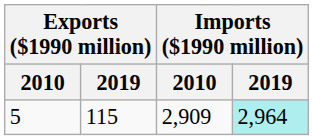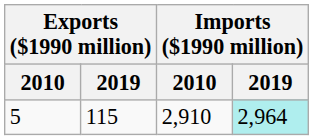(186, 116) 2,909 -> (186, 116) 2,910
